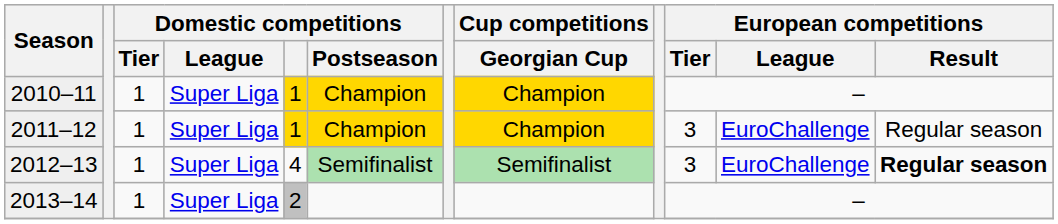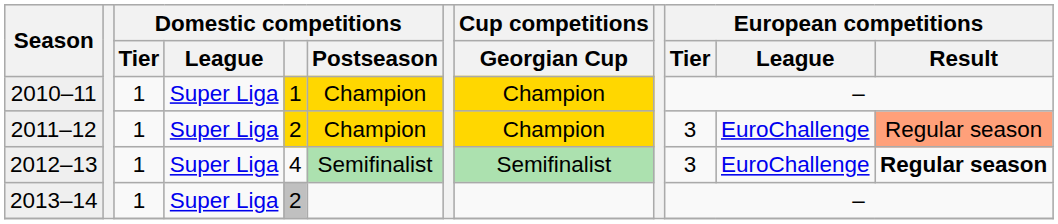(295, 129) 1 -> (295, 129) 2
(964, 129) no background -> (964, 129) lightsalmon background
